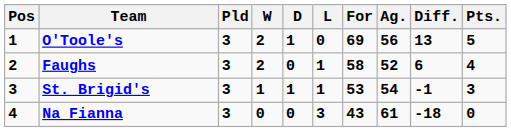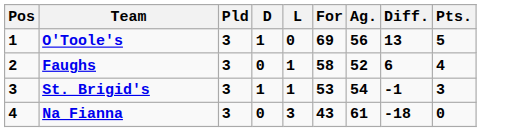- column: (267, 17)
